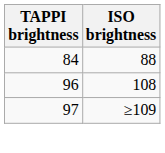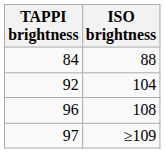+ row: (71, 85)
